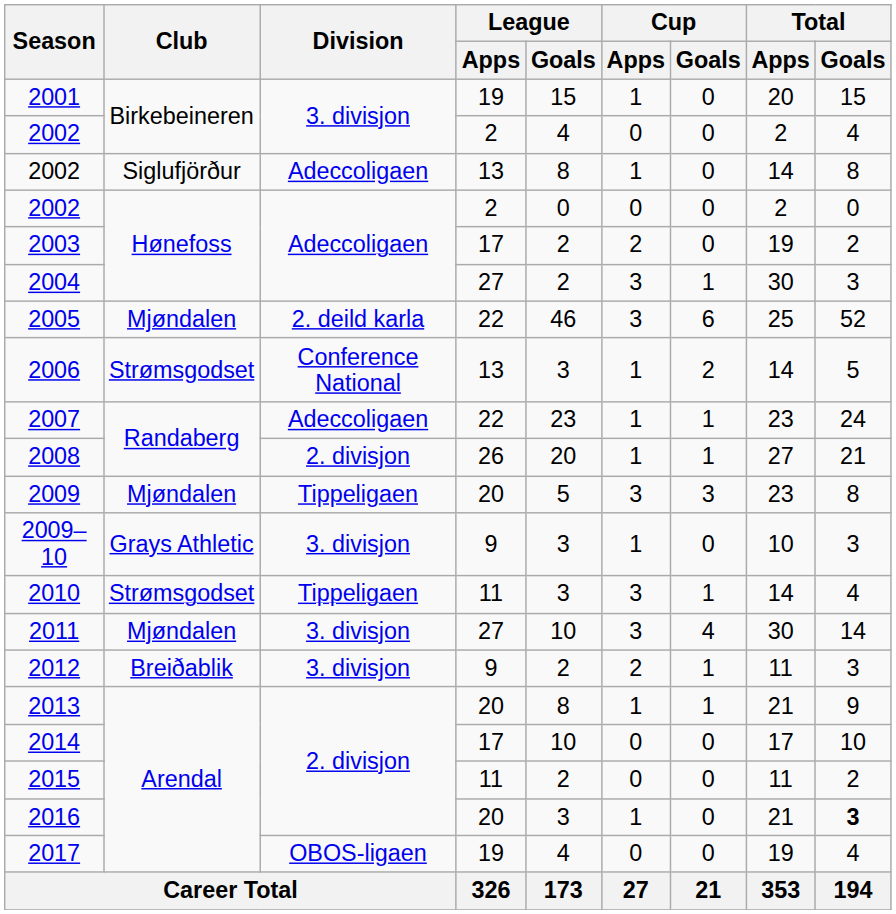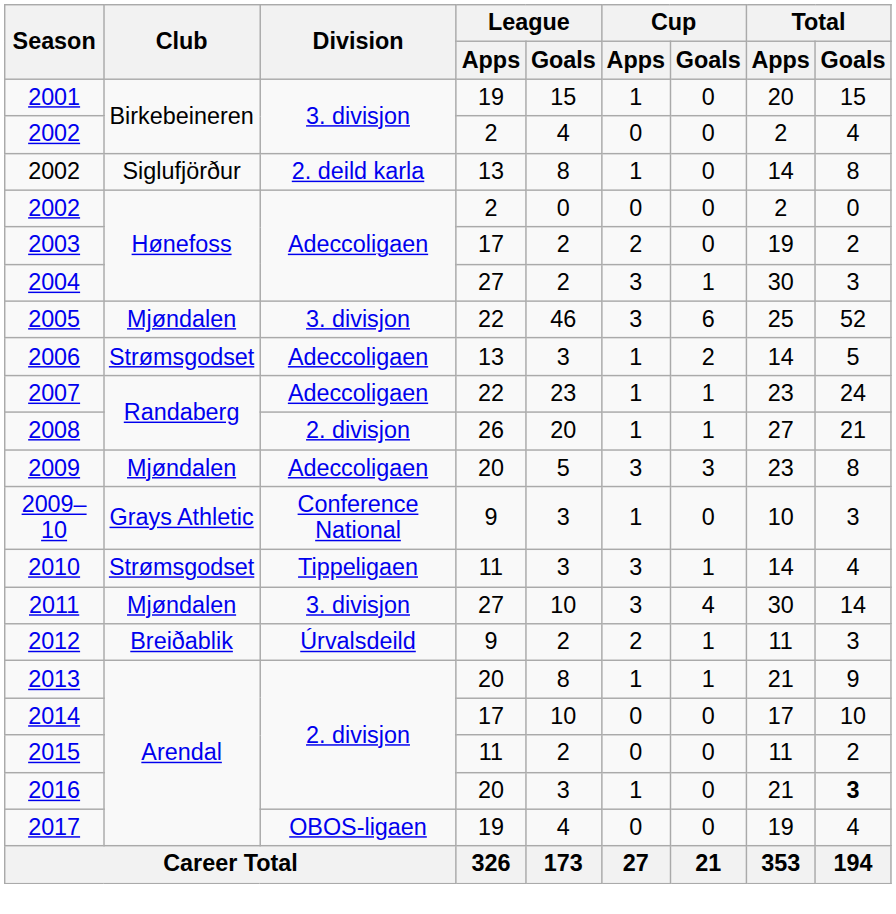(358, 171) Adeccoligaen -> (358, 171) 2. deild karla
(358, 319) 2. deild karla -> (358, 319) 3. divisjon
(358, 369) Conference National -> (358, 356) Adeccoligaen
(358, 493) Tippeligaen -> (358, 467) Adeccoligaen
(358, 544) 3. divisjon -> (358, 517) Conference National
(358, 668) 3. divisjon -> (358, 642) Úrvalsdeild
